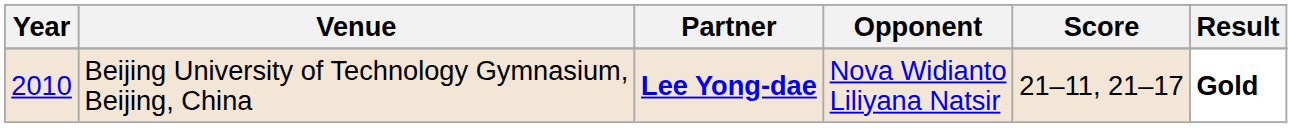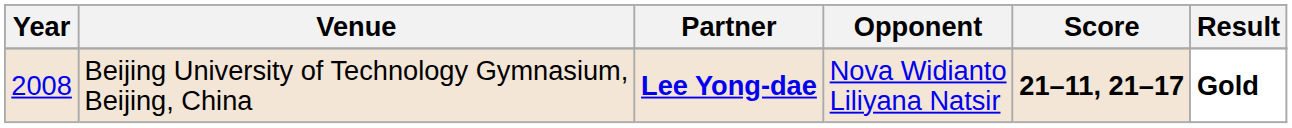(42, 85) 2010 -> (42, 85) 2008
(1101, 85) normal -> (1102, 85) bold
